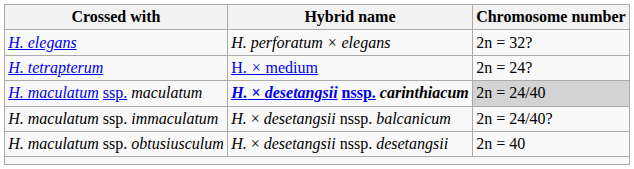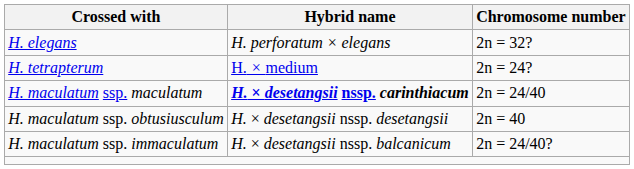(511, 93) lightgrey background -> (511, 93) no background
rows swapped: (113, 118) <-> (116, 144)
